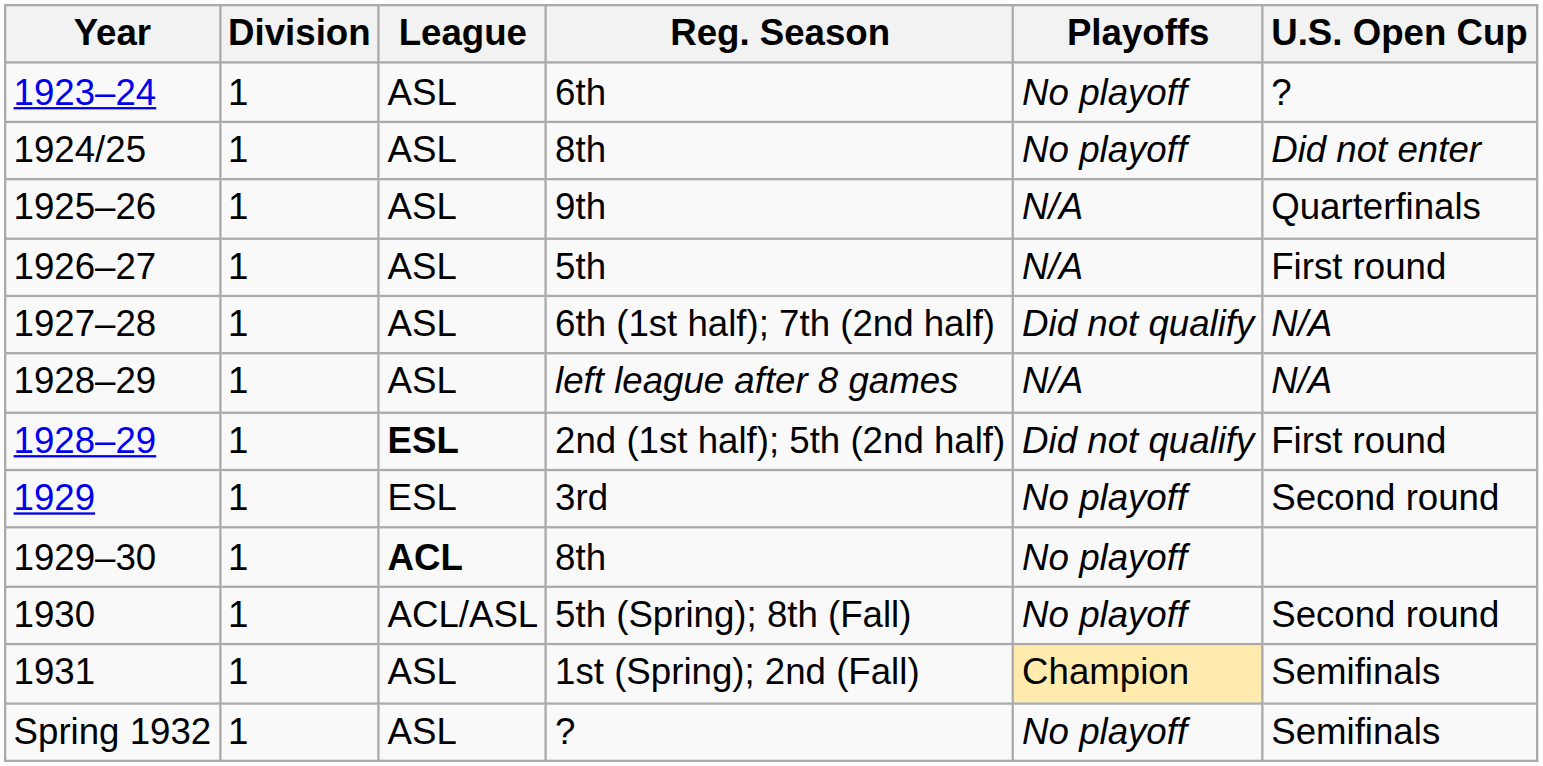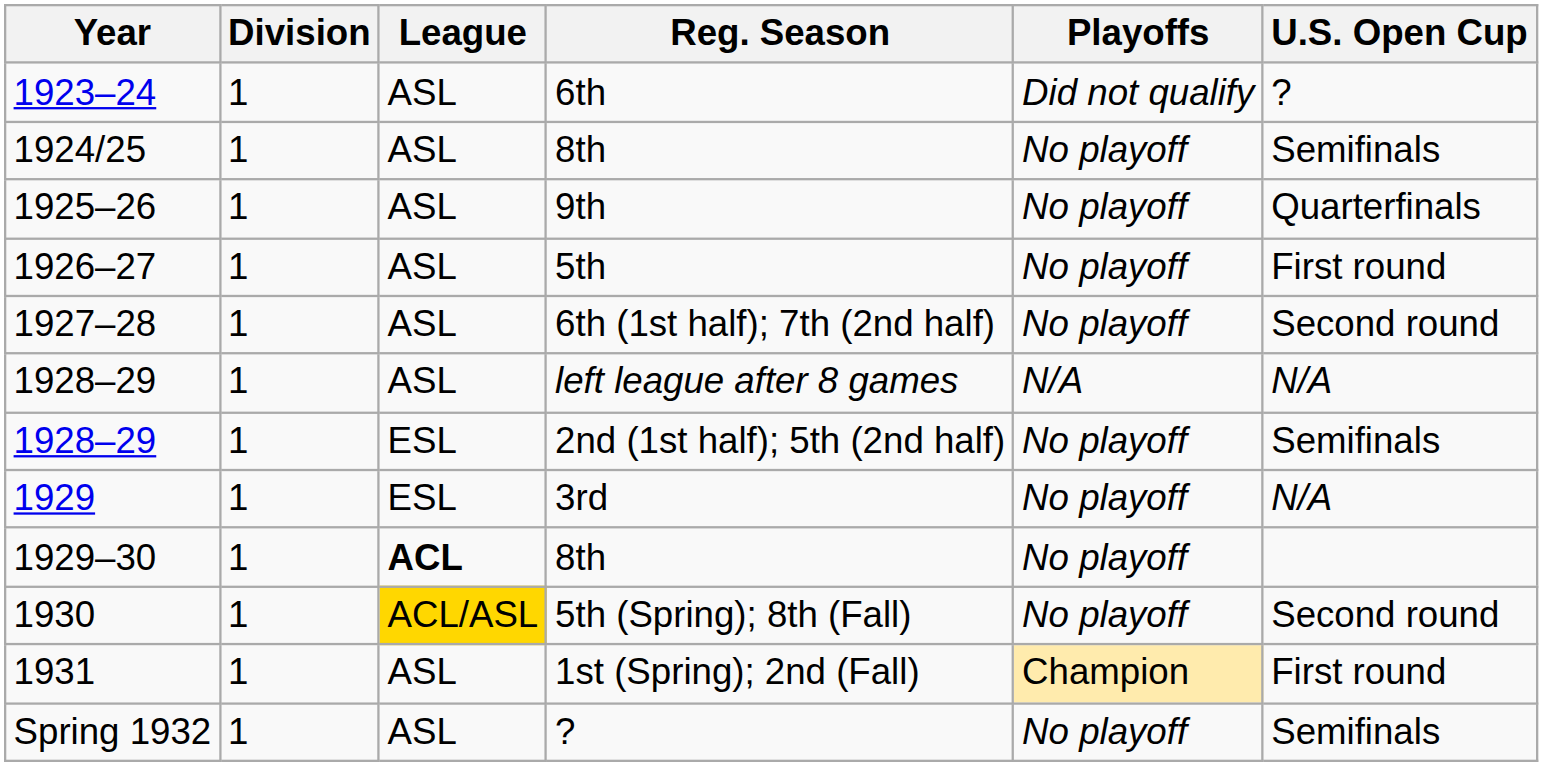(1105, 91) No playoff -> (1138, 91) Did not qualify
(1376, 149) Did not enter -> (1356, 149) Semifinals
(1053, 207) N/A -> (1105, 207) No playoff
(1053, 265) N/A -> (1105, 265) No playoff
(1138, 324) Did not qualify -> (1105, 324) No playoff
(1302, 324) N/A -> (1385, 324) Second round
(423, 440) bold -> (422, 440) normal
(1138, 440) Did not qualify -> (1105, 440) No playoff
(1359, 440) First round -> (1356, 440) Semifinals
(1385, 498) Second round -> (1302, 498) N/A
(463, 614) no background -> (463, 614) gold background
(1356, 672) Semifinals -> (1359, 672) First round
